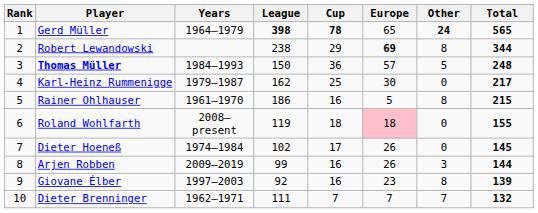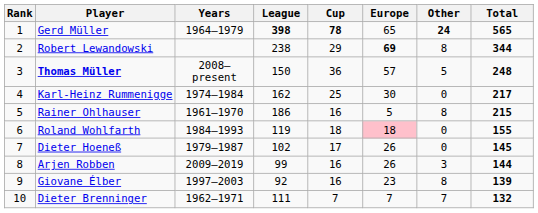(214, 65) 1984–1993 -> (214, 71) 2008–present
(214, 83) 1979–1987 -> (214, 95) 1974–1984
(214, 123) 2008–present -> (214, 130) 1984–1993
(214, 147) 1974–1984 -> (214, 147) 1979–1987
